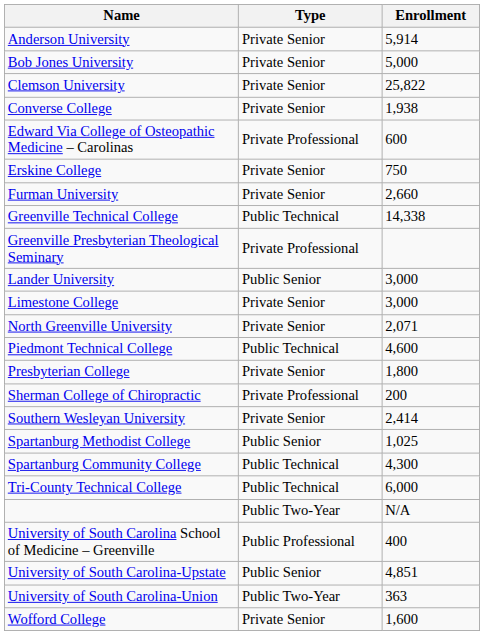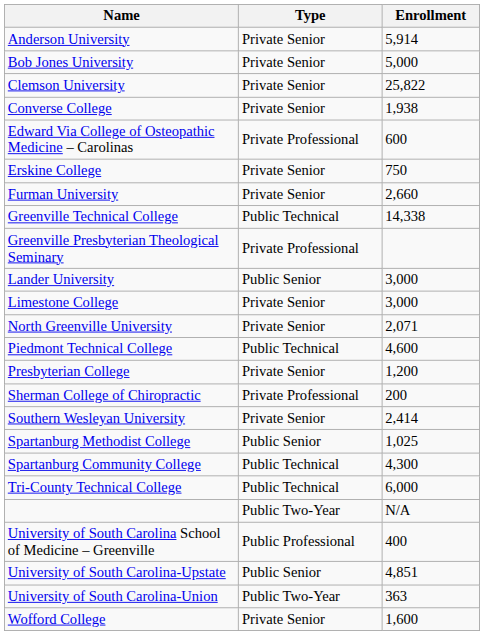(402, 372) 1,800 -> (402, 372) 1,200
